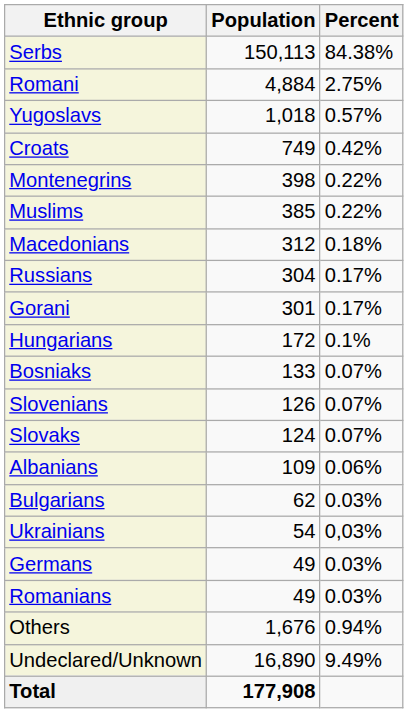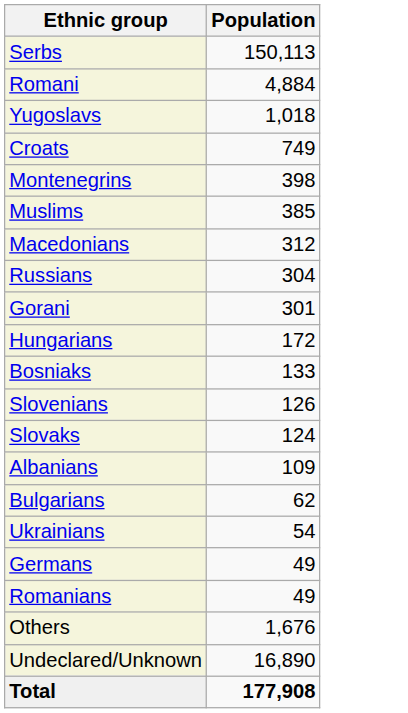- column: (362, 20)
